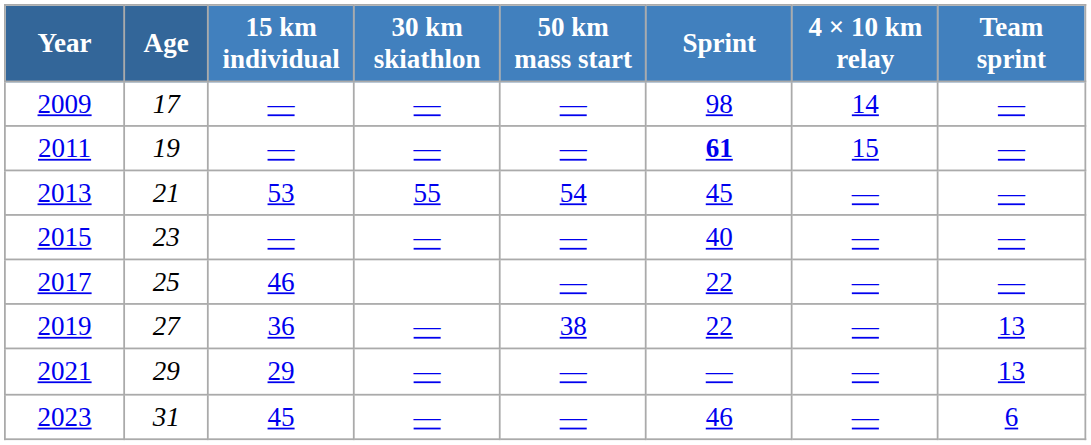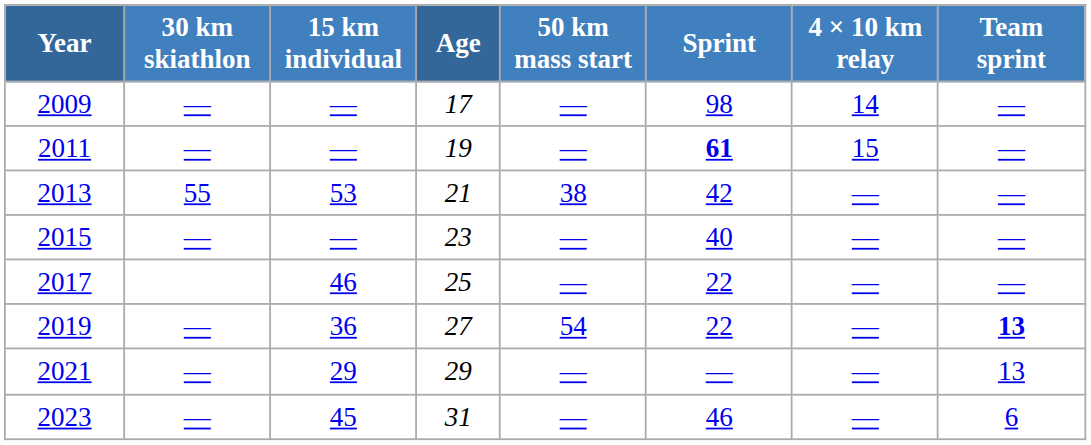columns swapped: (166, 43) <-> (427, 43)
(573, 192) 54 -> (573, 192) 38
(719, 192) 45 -> (719, 192) 42
(573, 326) 38 -> (573, 326) 54
(1011, 326) normal -> (1011, 326) bold
